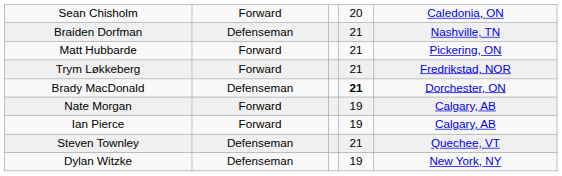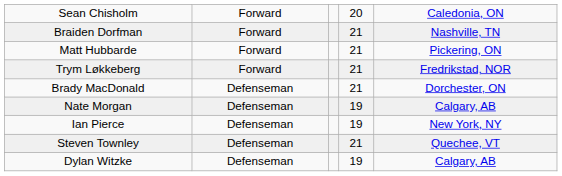(260, 32) Defenseman -> (260, 32) Forward
(356, 87) bold -> (356, 87) normal
(260, 106) Forward -> (260, 106) Defenseman
(260, 124) Forward -> (260, 124) Defenseman
(465, 124) Calgary, AB -> (465, 124) New York, NY
(465, 161) New York, NY -> (465, 161) Calgary, AB
